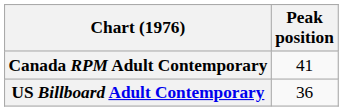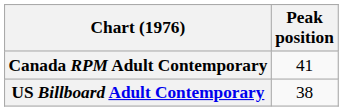(305, 92) 36 -> (305, 92) 38
